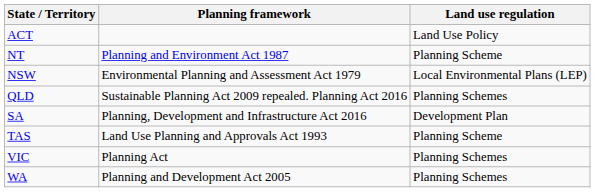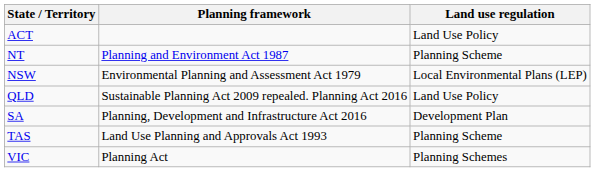(460, 95) Planning Schemes -> (456, 95) Land Use Policy
- row: (17, 177)
